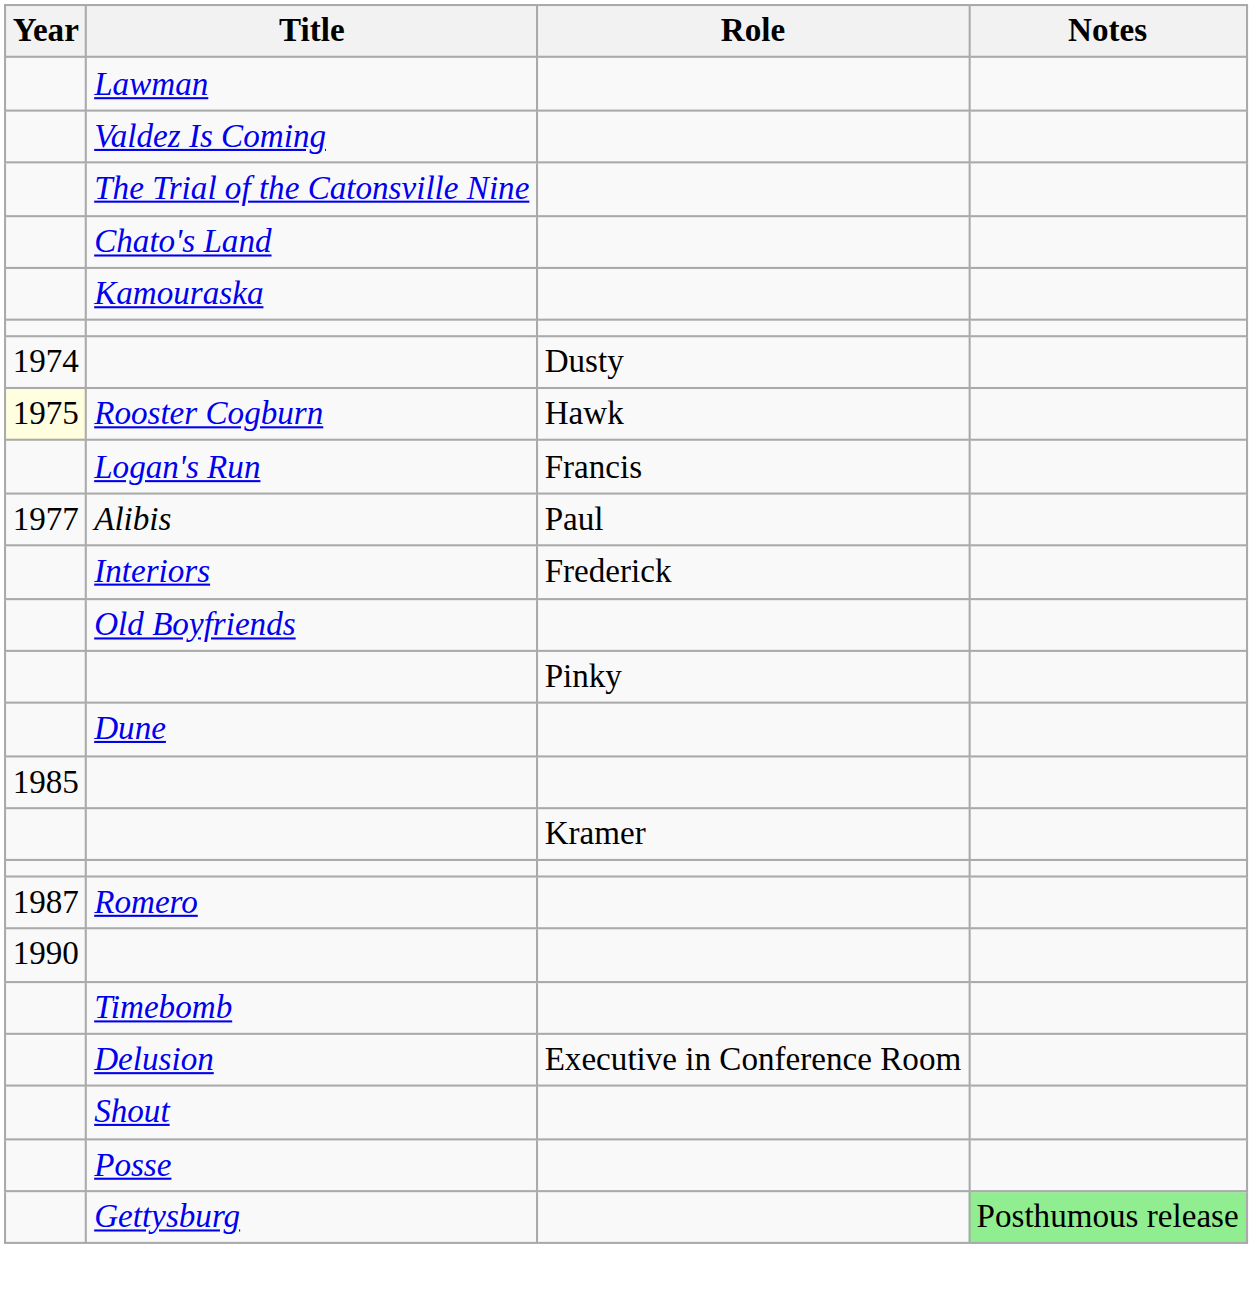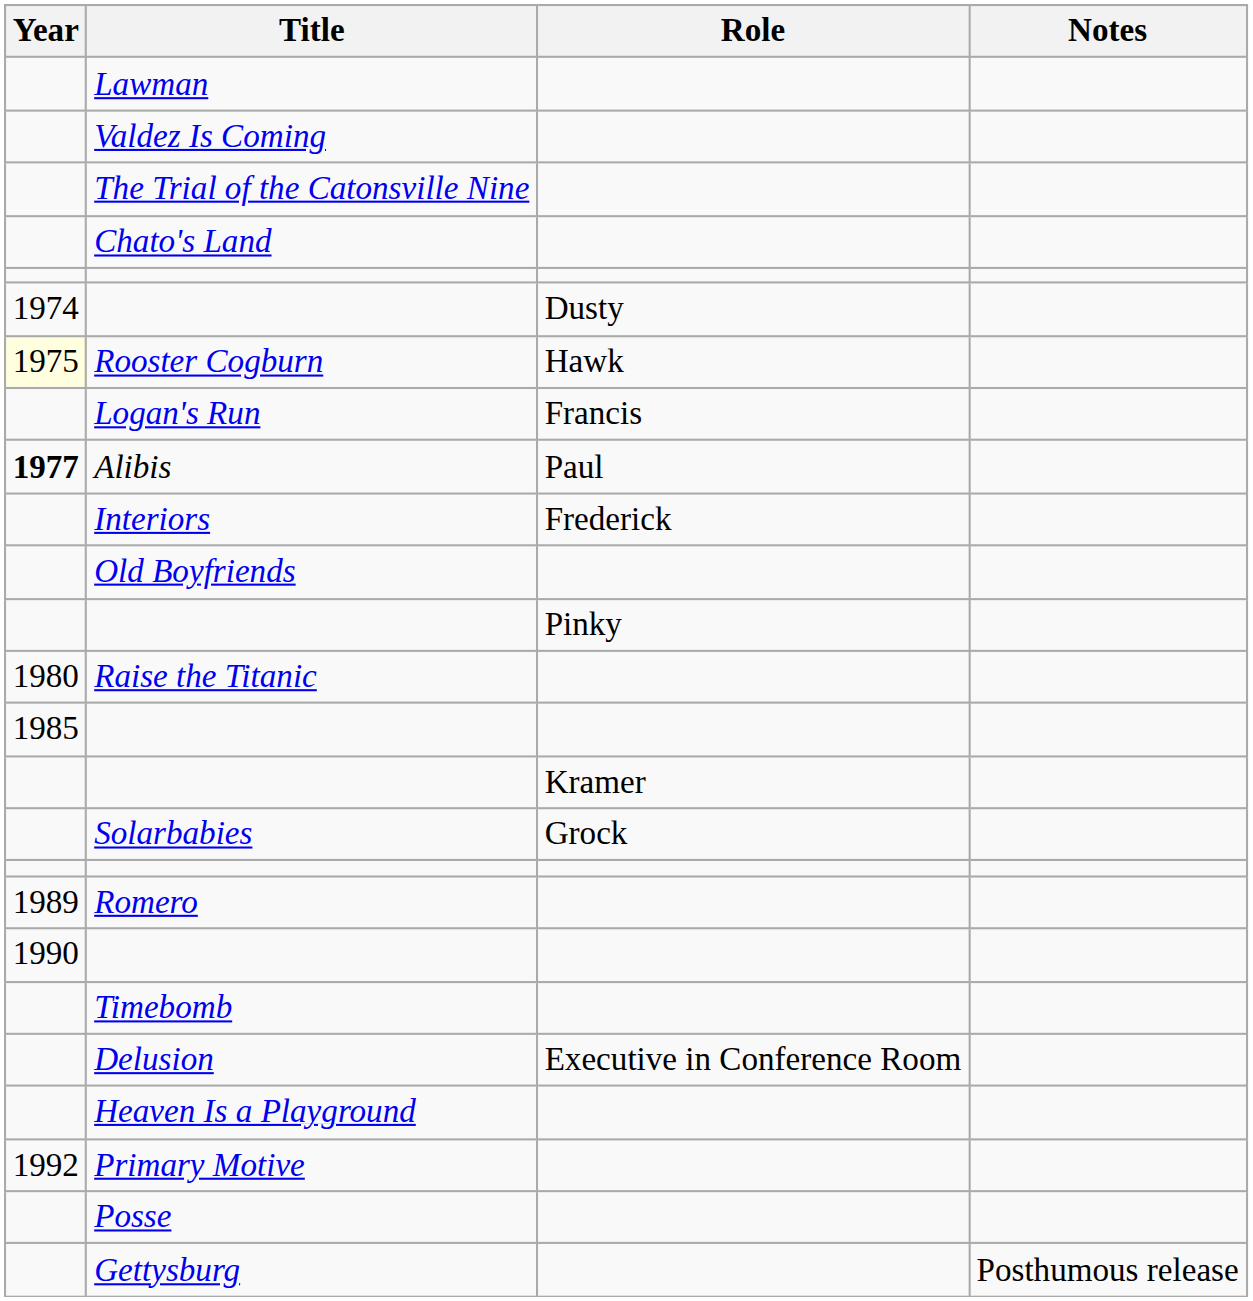- row: (179, 293)
(46, 518) normal -> (46, 466) bold
+ row: (205, 676)
- row: (130, 728)
+ row: (173, 833)
(46, 901) 1987 -> (46, 901) 1989
- row: (132, 1111)
+ row: (255, 1111)
+ row: (199, 1164)
(1108, 1216) lightgreen background -> (1108, 1269) no background
